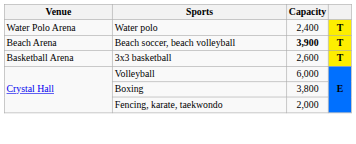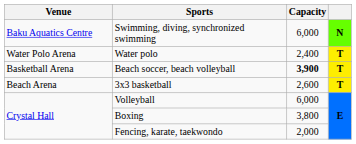+ row: (180, 33)
(32, 43) Beach Arena -> (40, 69) Basketball Arena
(40, 58) Basketball Arena -> (32, 85) Beach Arena
